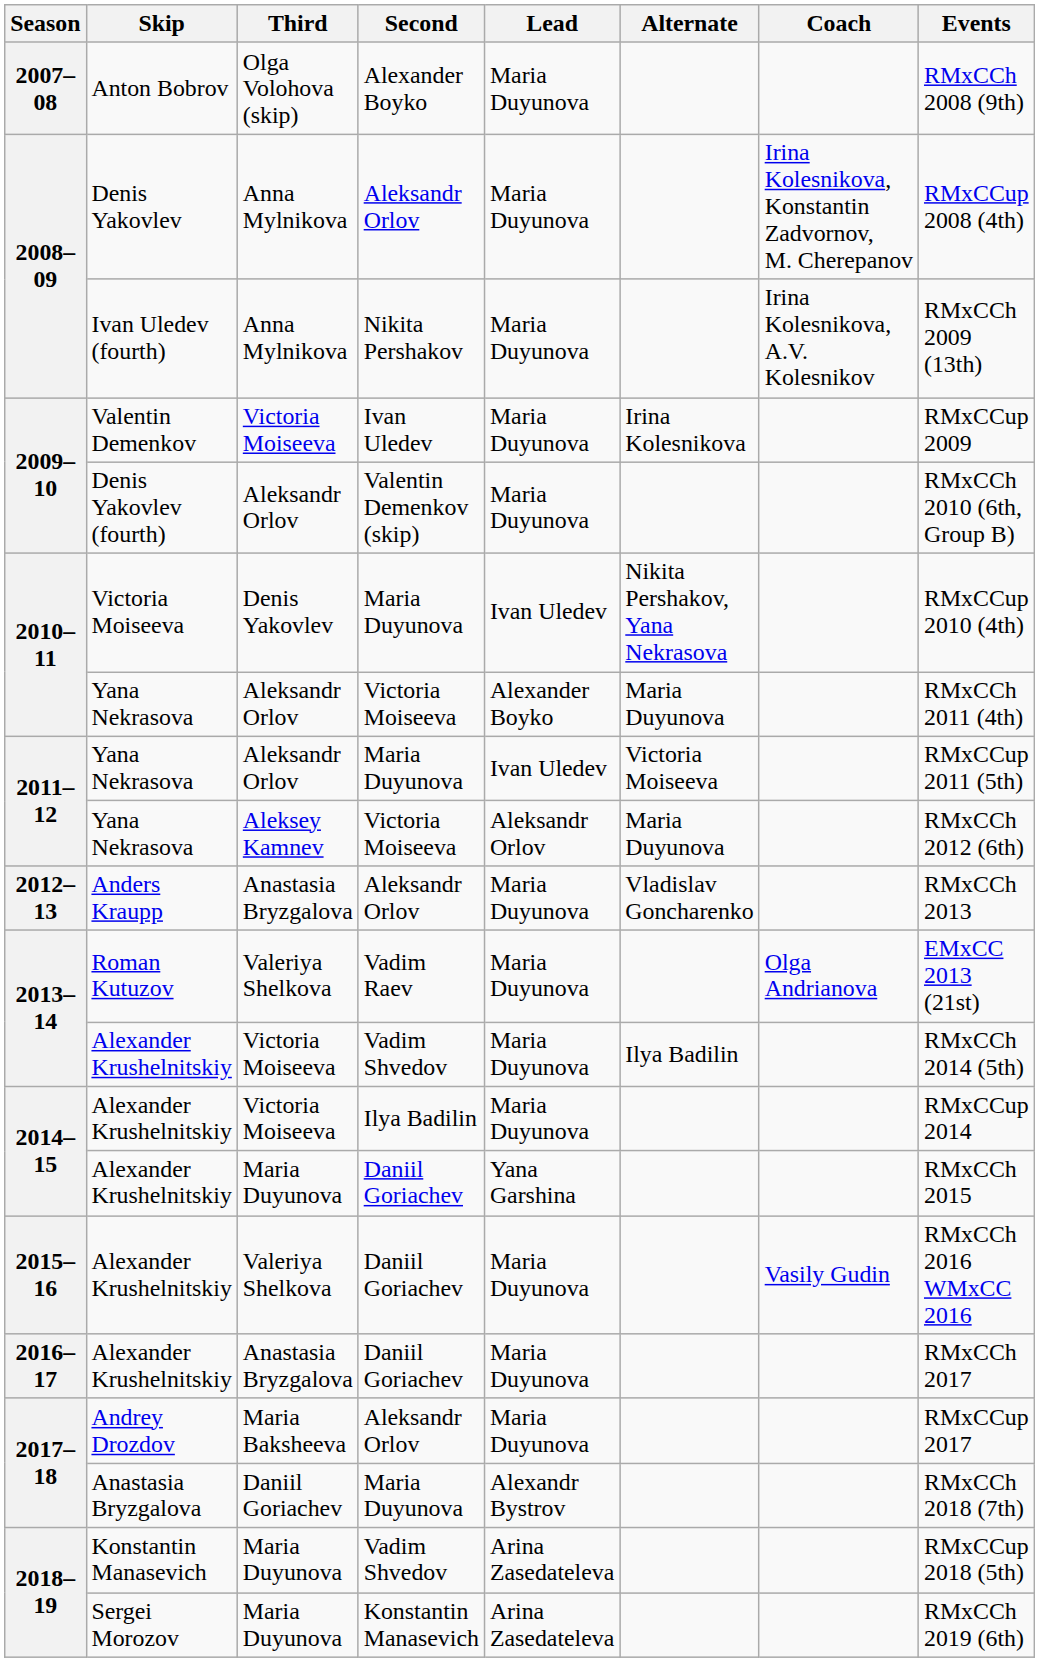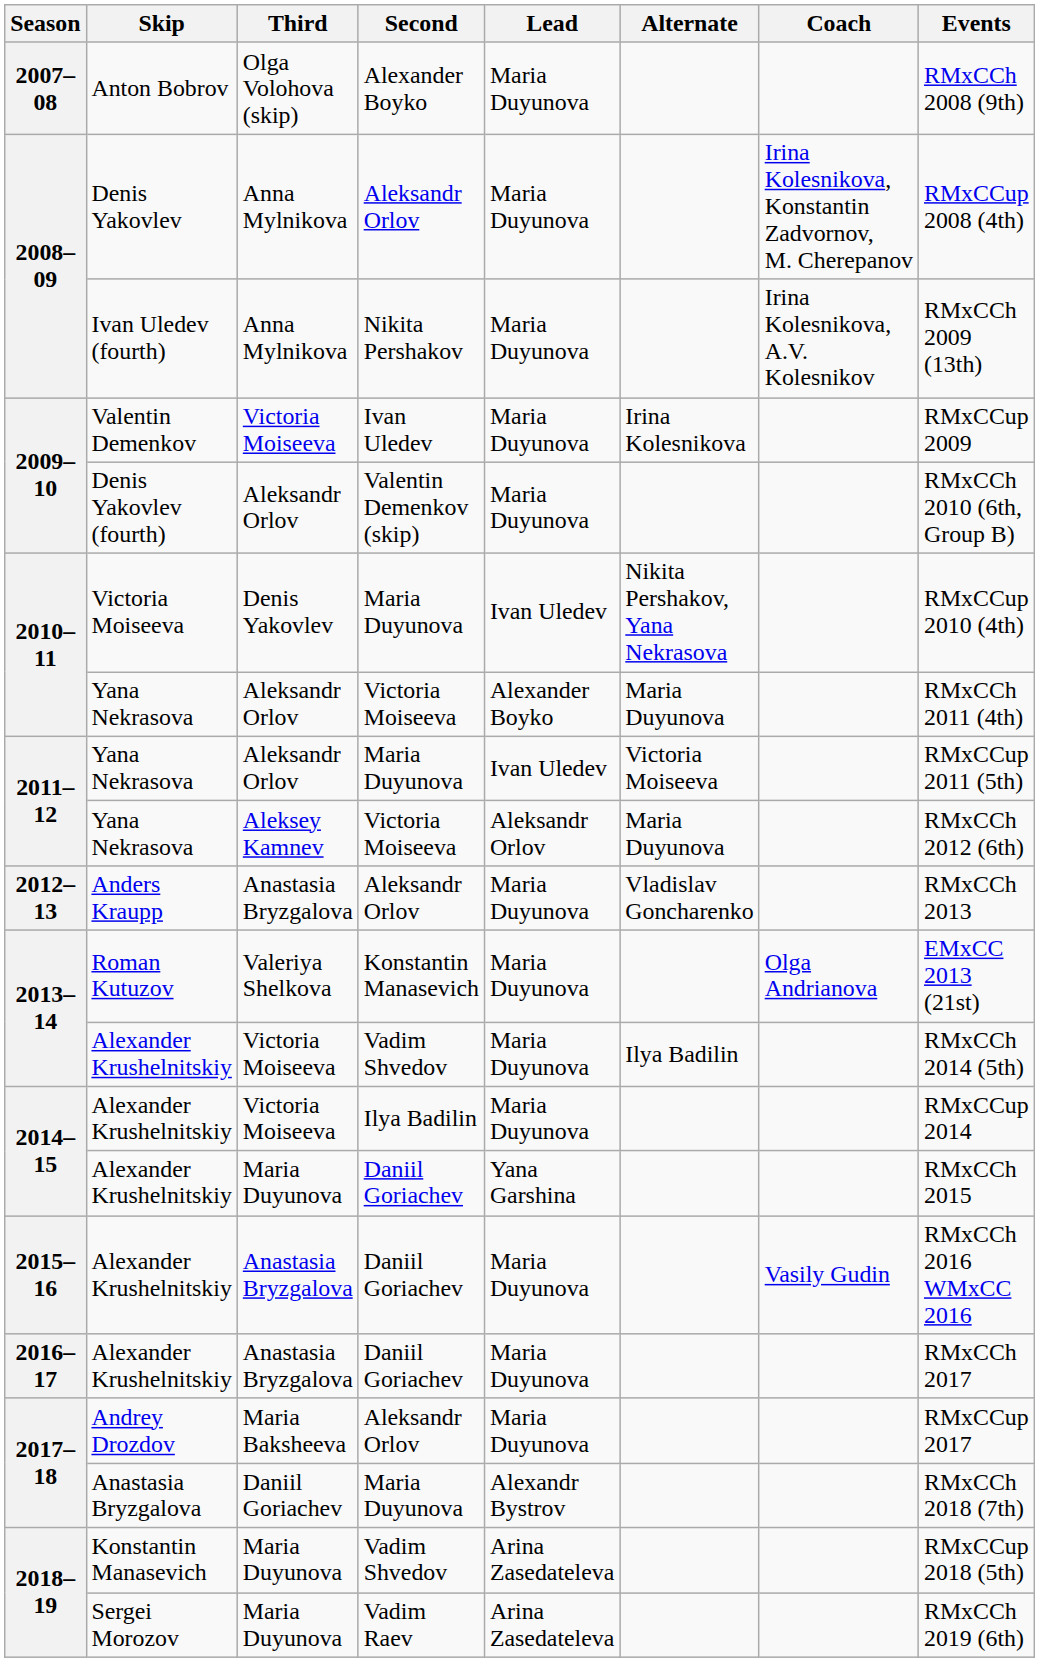(395, 975) Vadim Raev -> (421, 975) Konstantin Manasevich
(287, 1274) Valeriya Shelkova -> (298, 1274) Anastasia Bryzgalova
(421, 1624) Konstantin Manasevich -> (395, 1624) Vadim Raev
